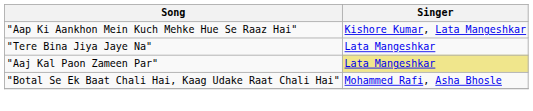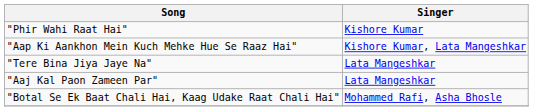+ row: (67, 29)
(390, 63) khaki background -> (390, 80) no background
